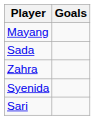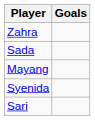rows swapped: (22, 69) <-> (28, 32)
